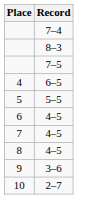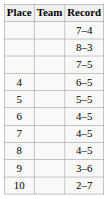+ column: (49, 13)
